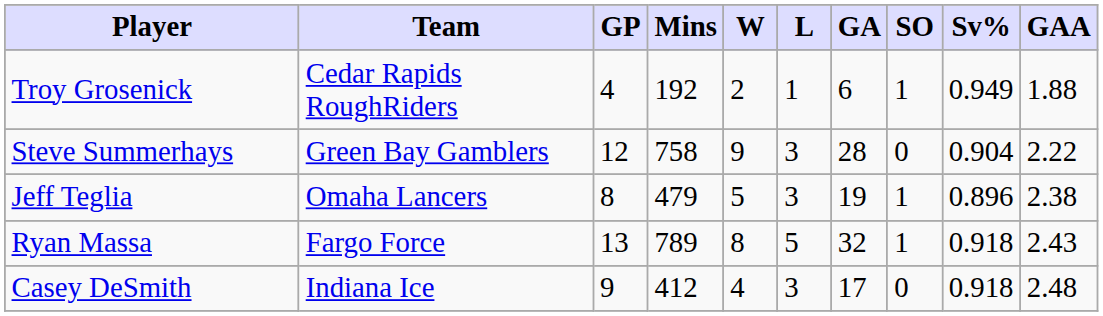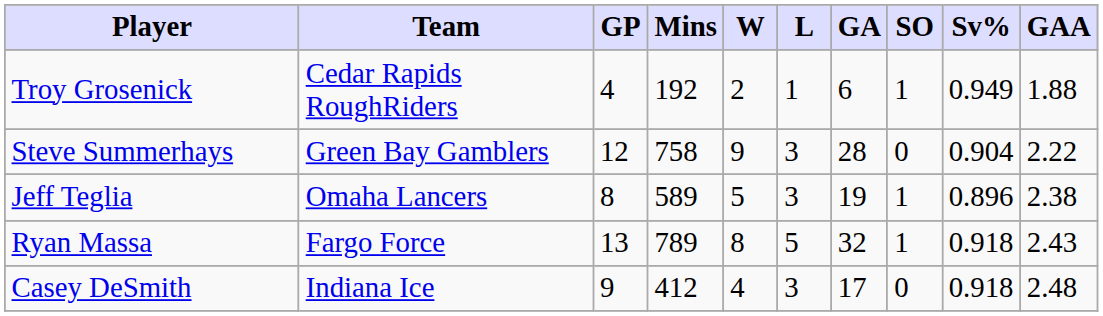(676, 196) 479 -> (676, 196) 589
